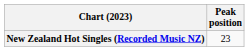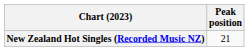(226, 38) 23 -> (226, 38) 21
